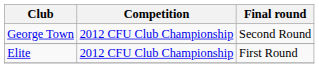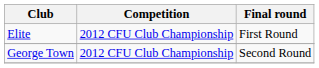rows swapped: (19, 53) <-> (41, 33)
